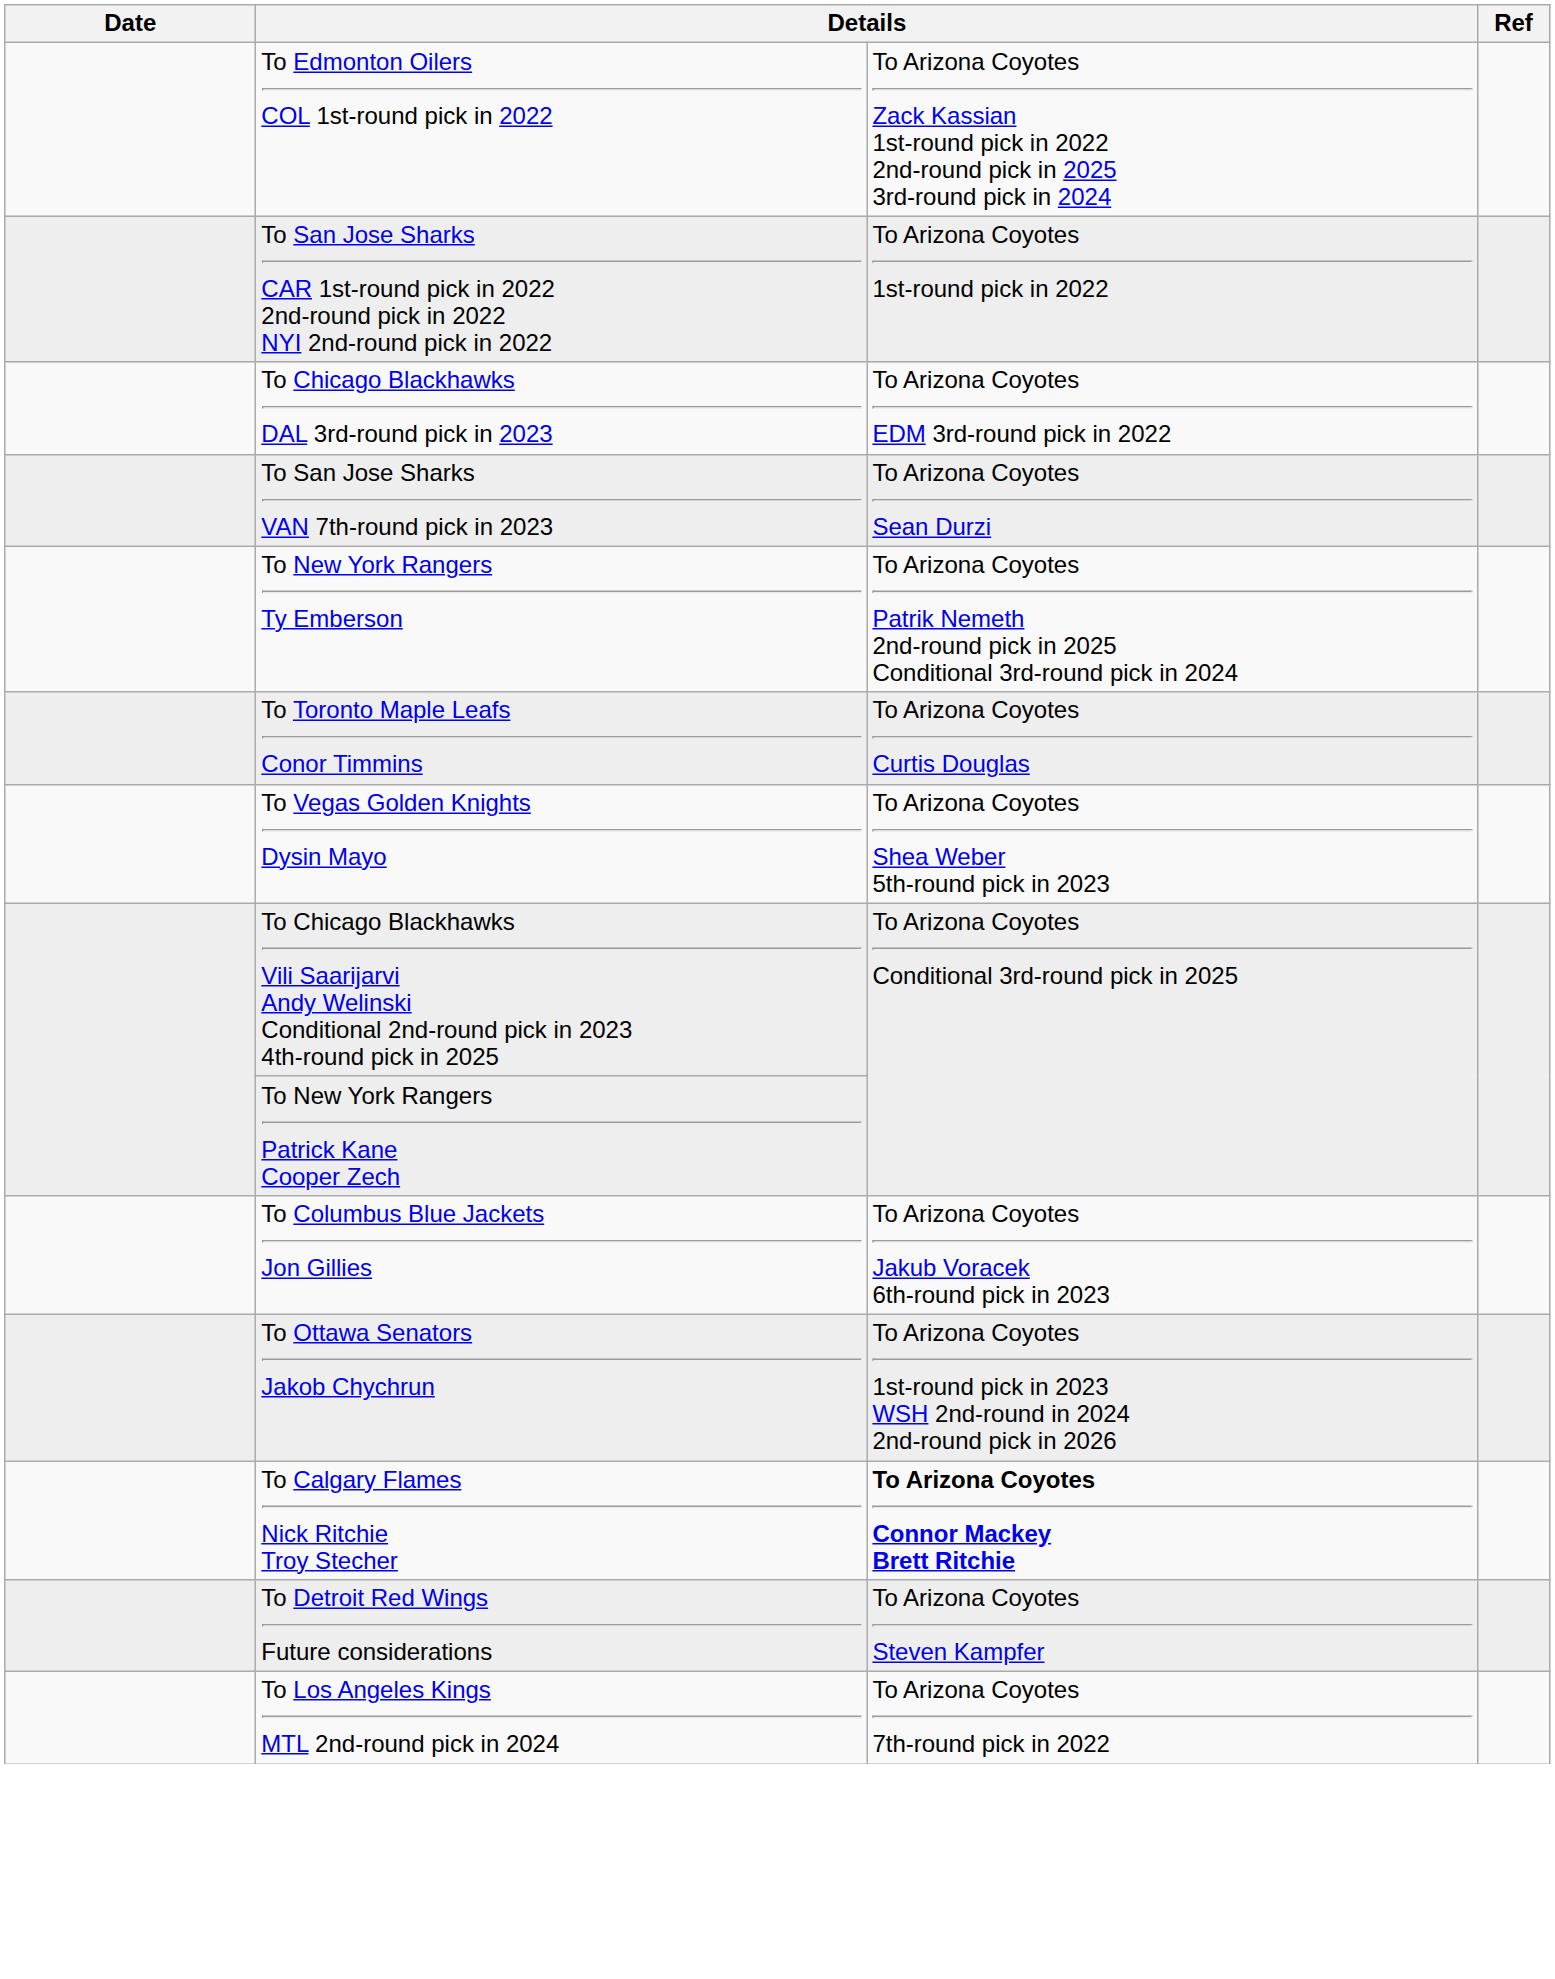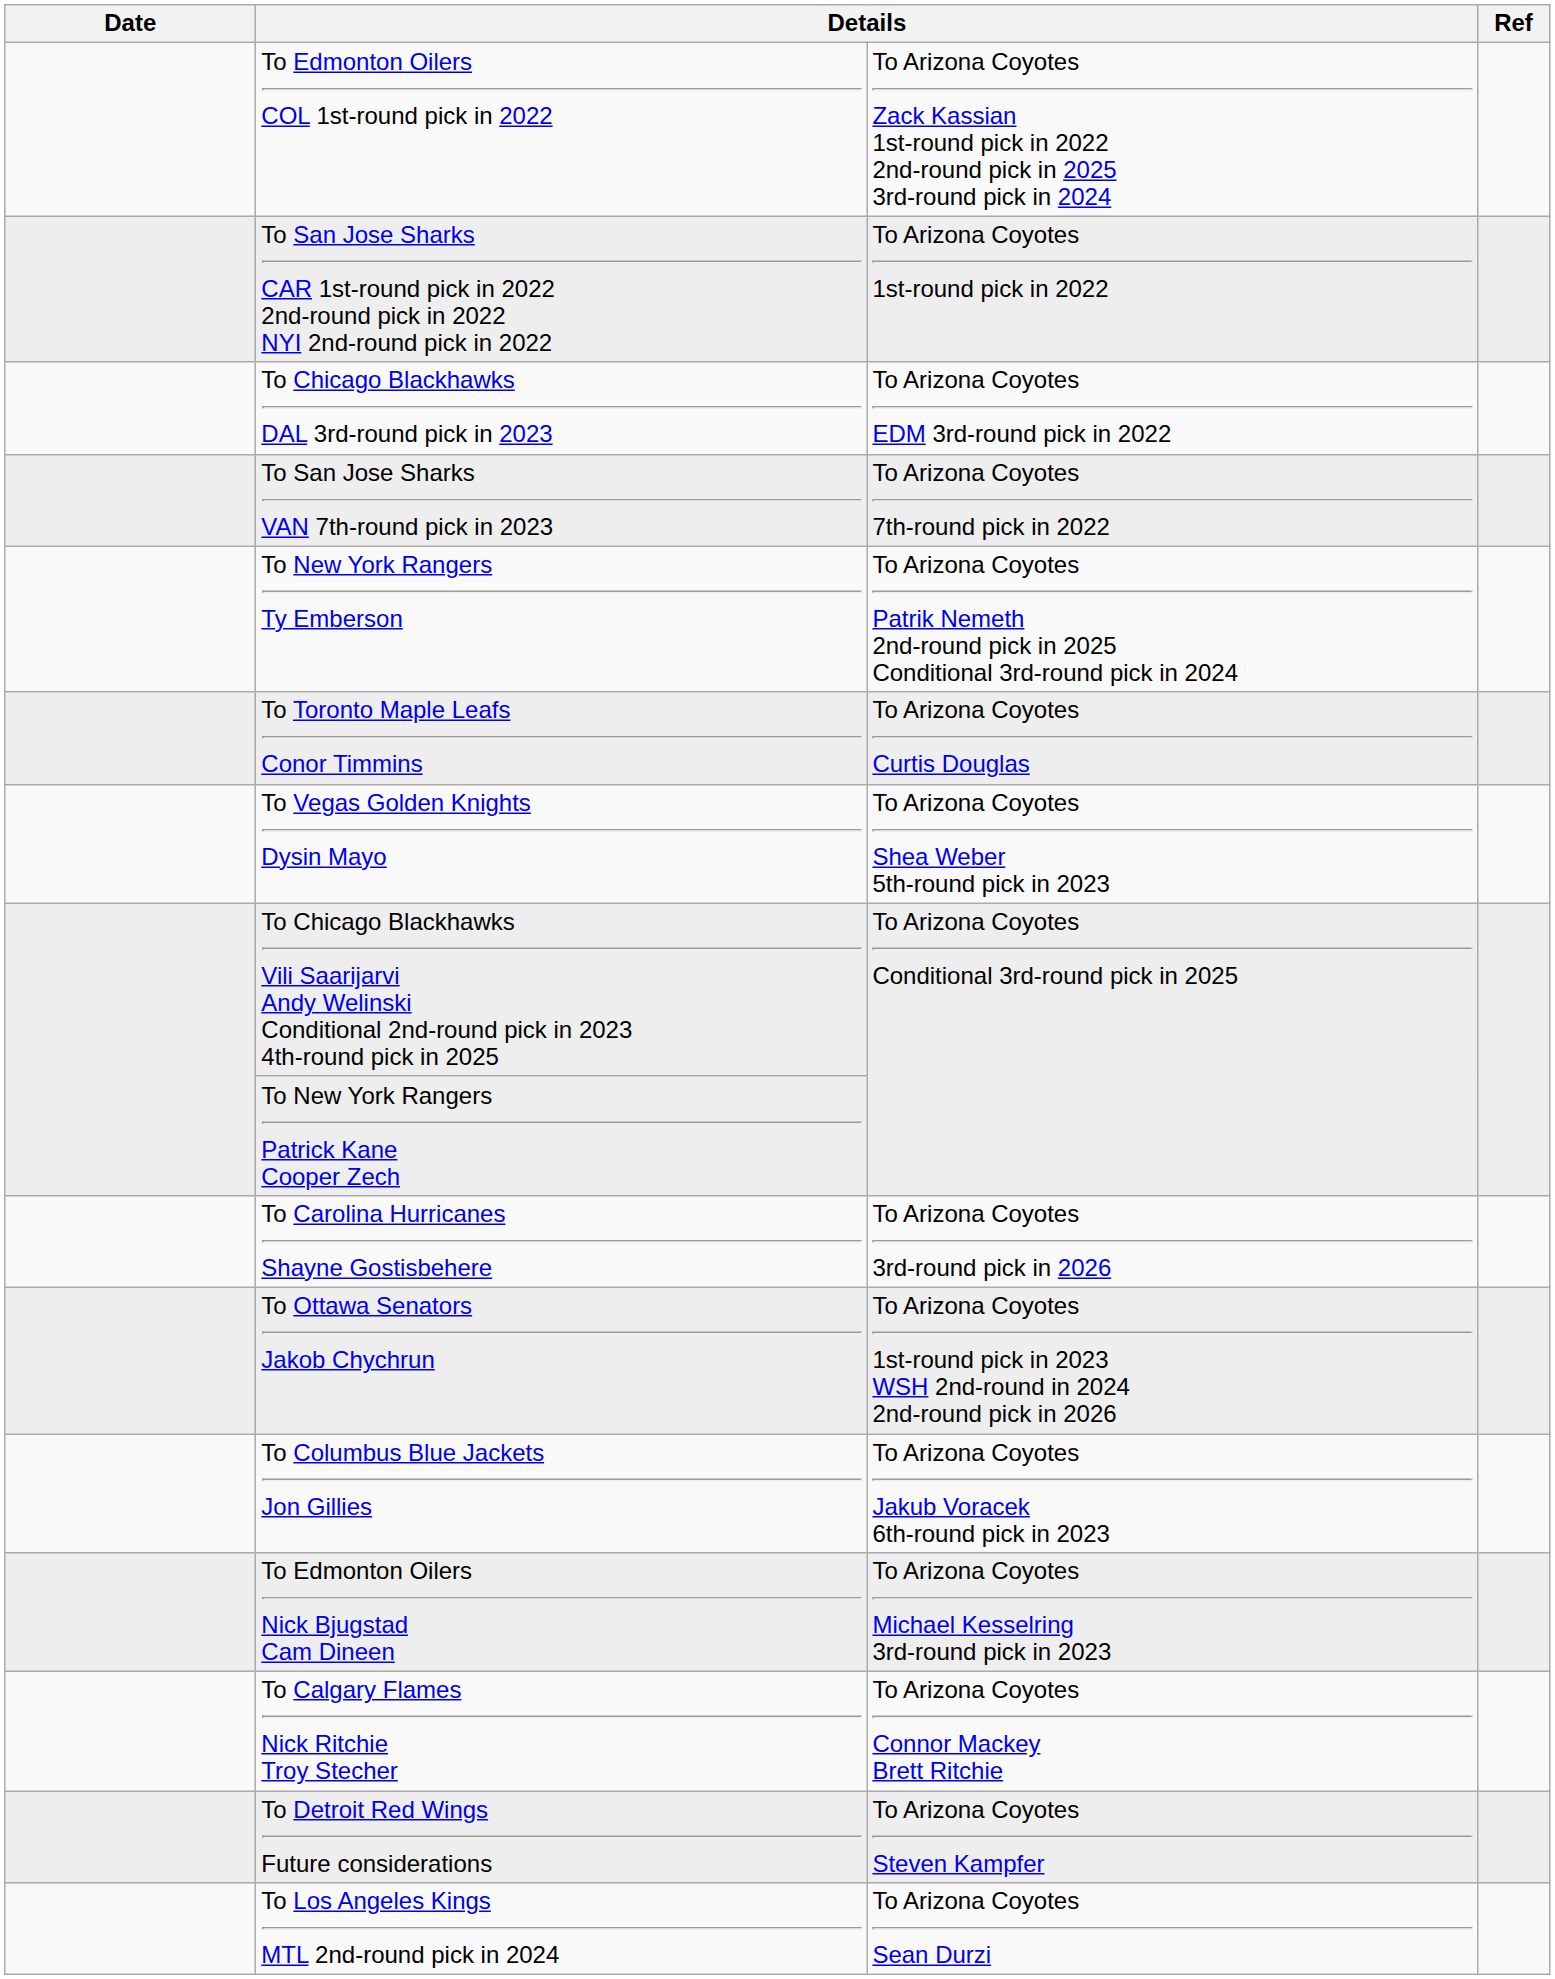(1172, 499) To Arizona Coyotes Sean Durzi -> (1172, 499) To Arizona Coyotes 7th-round pick in 2022
+ row: (561, 1241)
rows swapped: (561, 1360) <-> (561, 1241)
+ row: (561, 1611)
(1172, 1519) bold -> (1172, 1730) normal
(1172, 1717) To Arizona Coyotes 7th-round pick in 2022 -> (1172, 1928) To Arizona Coyotes Sean Durzi
